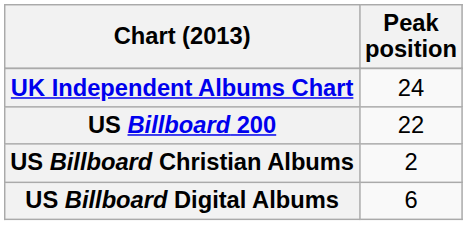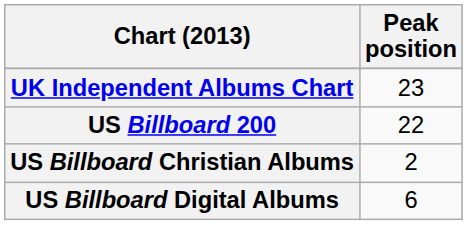(411, 87) 24 -> (411, 87) 23
